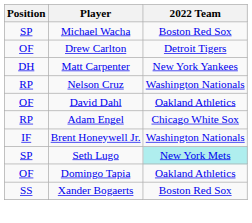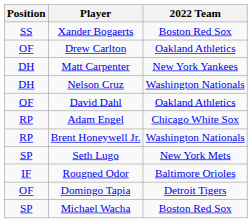rows swapped: (96, 191) <-> (96, 31)
(195, 48) Detroit Tigers -> (195, 48) Oakland Athletics
(26, 84) RP -> (26, 84) DH
(26, 137) IF -> (26, 137) RP
(195, 155) paleturquoise background -> (195, 155) no background
+ row: (96, 173)
(195, 173) Oakland Athletics -> (195, 191) Detroit Tigers
